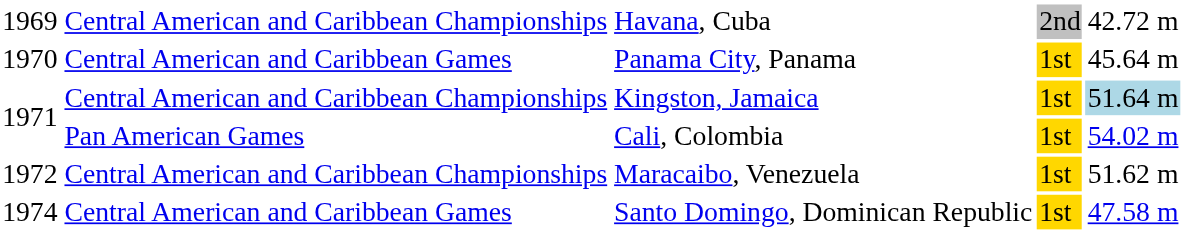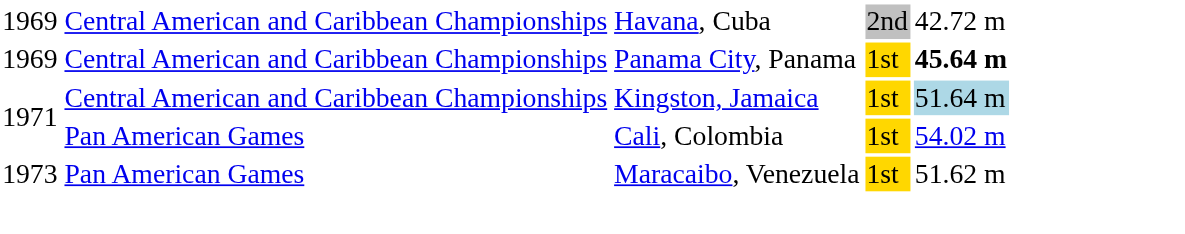(30, 59) 1970 -> (30, 59) 1969
(288, 59) Central American and Caribbean Games -> (336, 59) Central American and Caribbean Championships
(1133, 59) normal -> (961, 59) bold
(30, 173) 1972 -> (30, 173) 1973
(336, 173) Central American and Caribbean Championships -> (184, 173) Pan American Games
- row: (823, 211)
